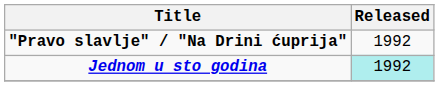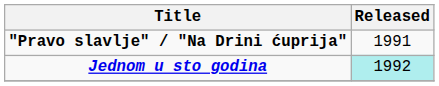(392, 43) 1992 -> (392, 43) 1991
